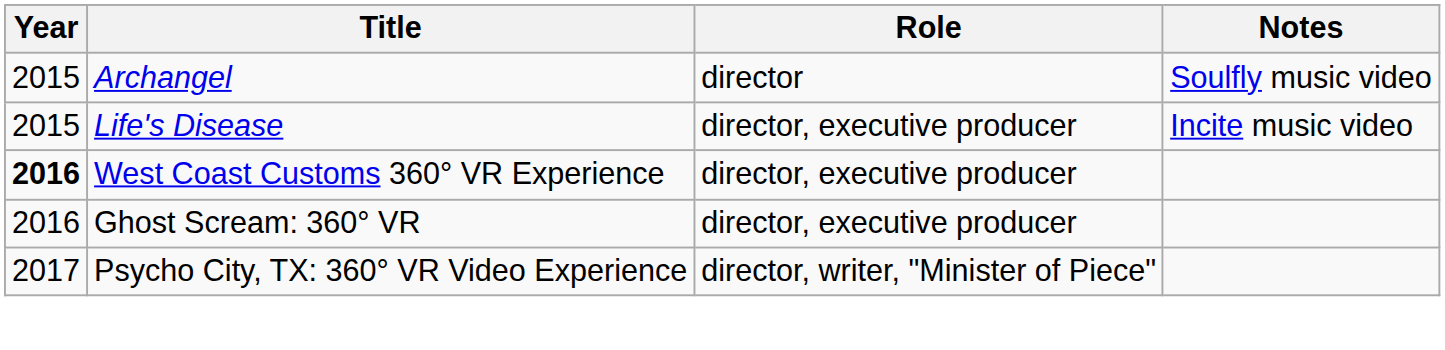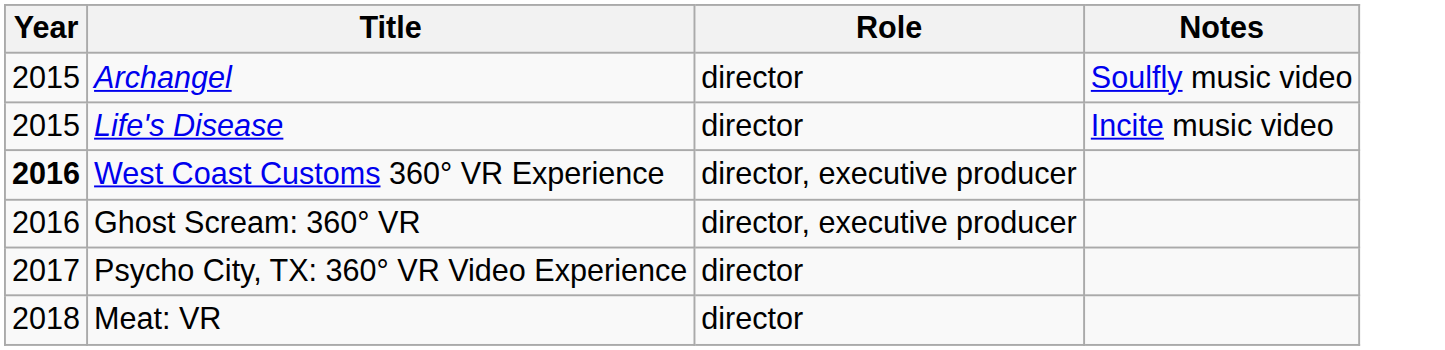(889, 125) director, executive producer -> (752, 125) director
(929, 271) director, writer, "Minister of Piece" -> (752, 271) director
+ row: (158, 319)
